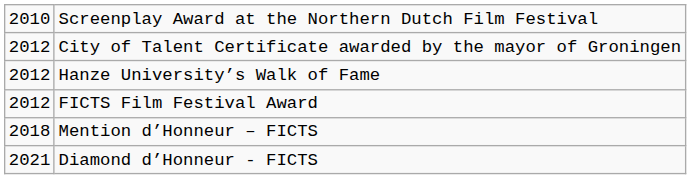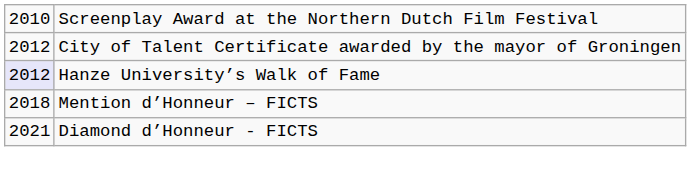(30, 75) no background -> (30, 75) lavender background
- row: (188, 103)
